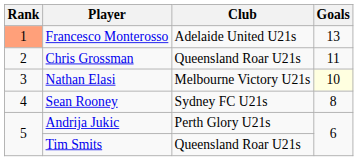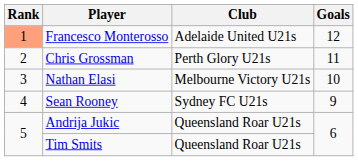(333, 36) 13 -> (333, 36) 12
(238, 58) Queensland Roar U21s -> (223, 58) Perth Glory U21s
(333, 79) lightyellow background -> (333, 79) no background
(333, 101) 8 -> (333, 101) 9
(223, 123) Perth Glory U21s -> (238, 123) Queensland Roar U21s
